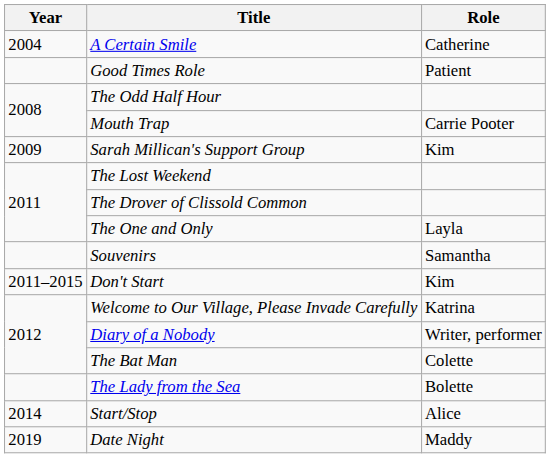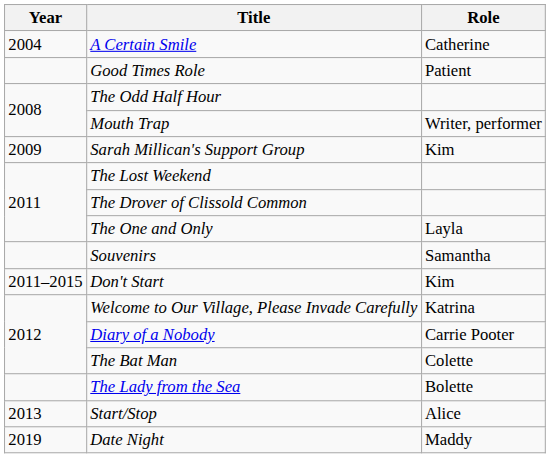(470, 123) Carrie Pooter -> (483, 123) Writer, performer
(483, 334) Writer, performer -> (470, 334) Carrie Pooter
(25, 413) 2014 -> (25, 413) 2013
